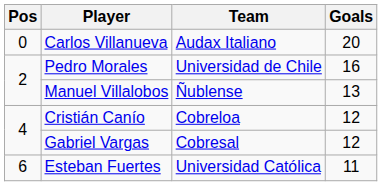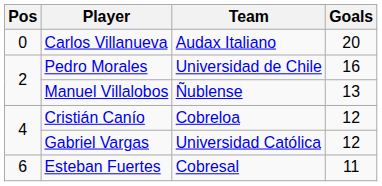(207, 142) Cobresal -> (248, 142) Universidad Católica
(248, 167) Universidad Católica -> (207, 167) Cobresal
